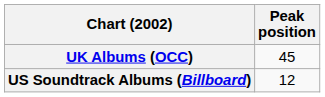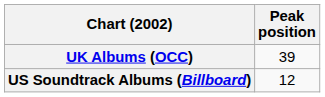(287, 56) 45 -> (287, 56) 39
